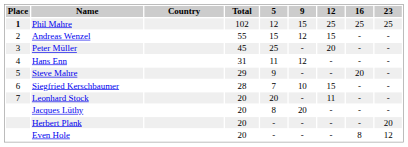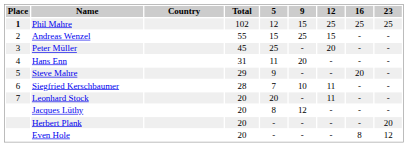(302, 36) 12 -> (302, 36) 25
(302, 61) 12 -> (302, 61) 20
(331, 86) 15 -> (331, 86) 11
(302, 110) 20 -> (302, 110) 12
